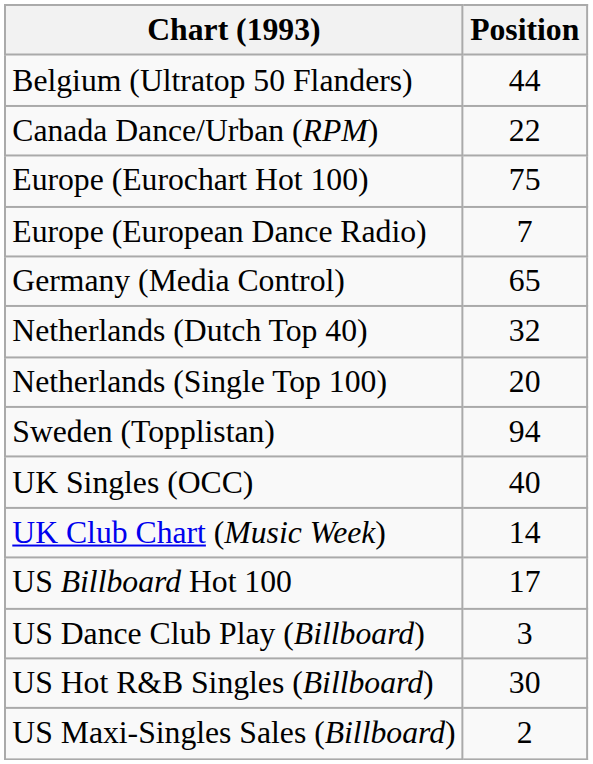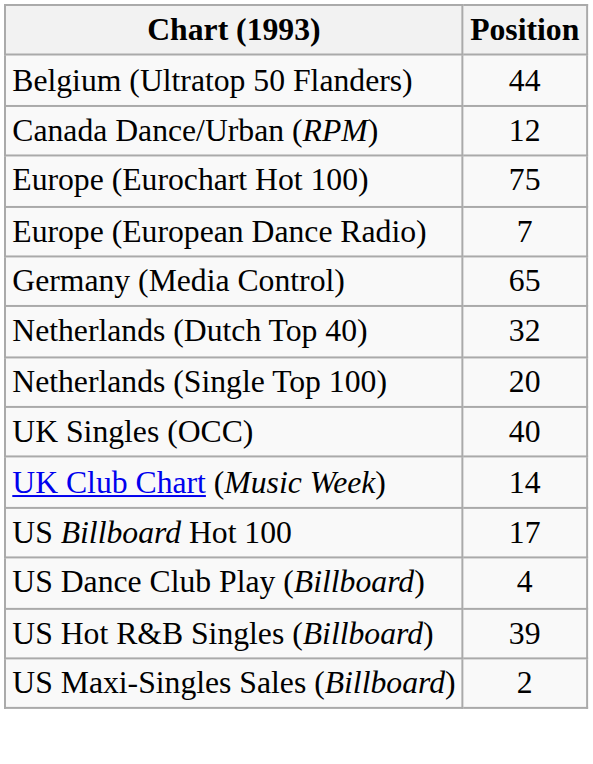(525, 130) 22 -> (525, 130) 12
- row: (144, 431)
(525, 632) 3 -> (525, 582) 4
(525, 682) 30 -> (525, 632) 39
